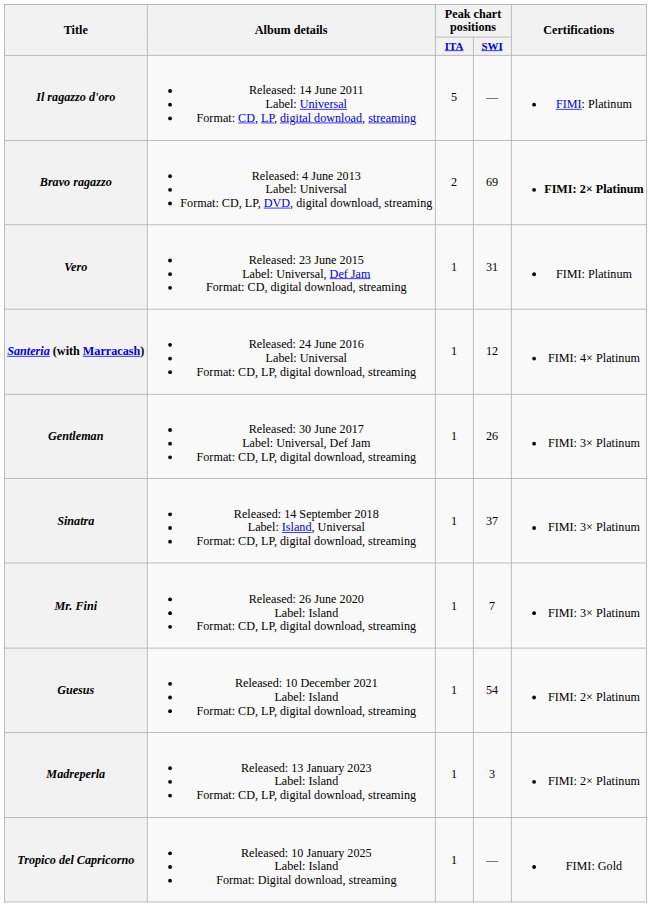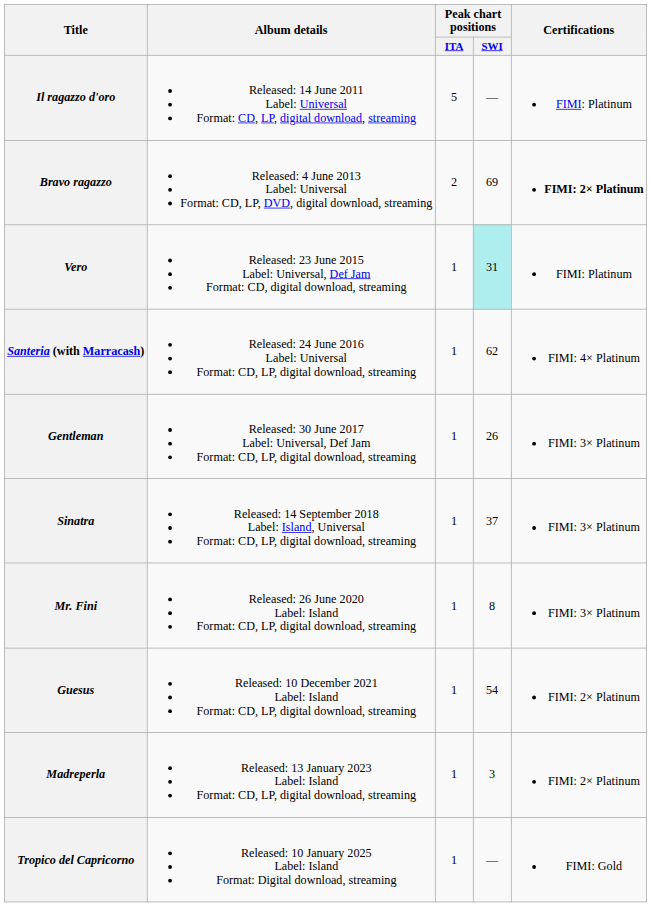(492, 267) no background -> (492, 267) paleturquoise background
(492, 351) 12 -> (492, 351) 62
(492, 605) 7 -> (492, 605) 8
